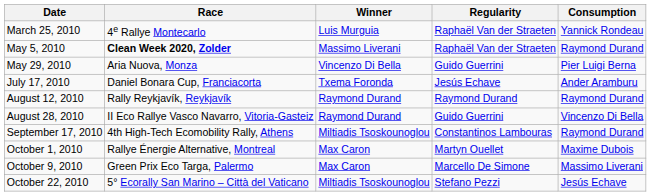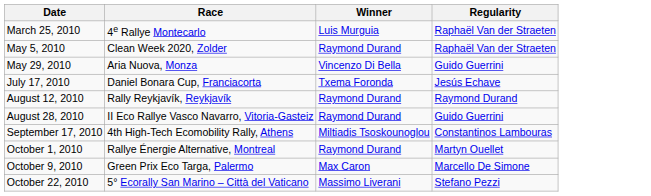- column: (602, 12)
(169, 49) bold -> (167, 49) normal
(359, 49) Massimo Liverani -> (360, 49) Raymond Durand
(344, 149) Max Caron -> (360, 149) Raymond Durand
(374, 183) Miltiadis Tsoskounoglou -> (359, 183) Massimo Liverani
